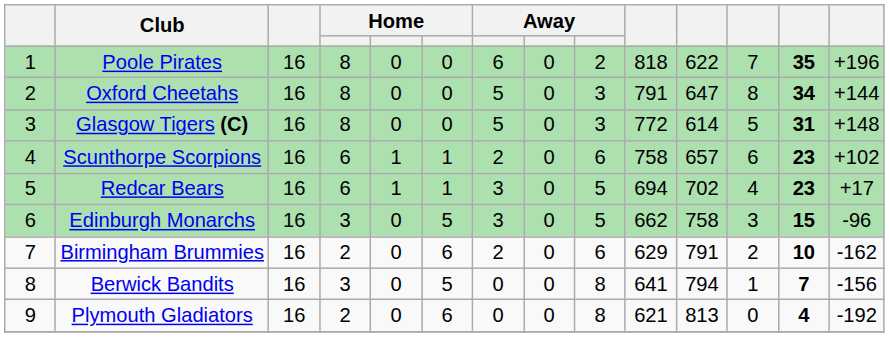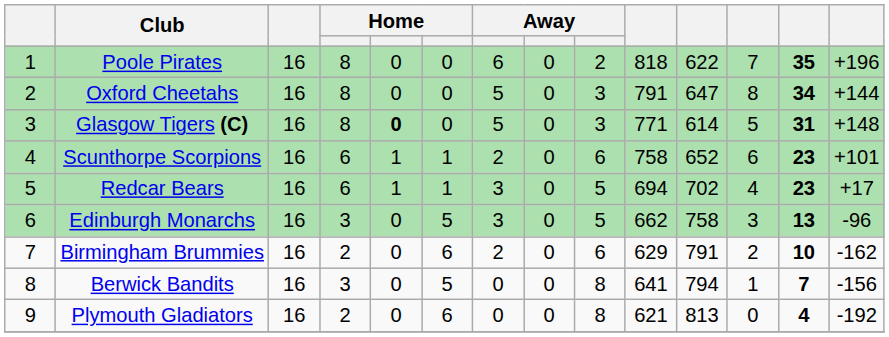(396, 125) normal -> (396, 125) bold
(651, 125) 772 -> (651, 125) 771
(702, 157) 657 -> (702, 157) 652
(857, 157) +102 -> (857, 157) +101
(804, 220) 15 -> (804, 220) 13
